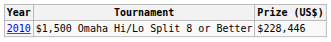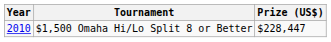(281, 29) $228,446 -> (281, 29) $228,447
